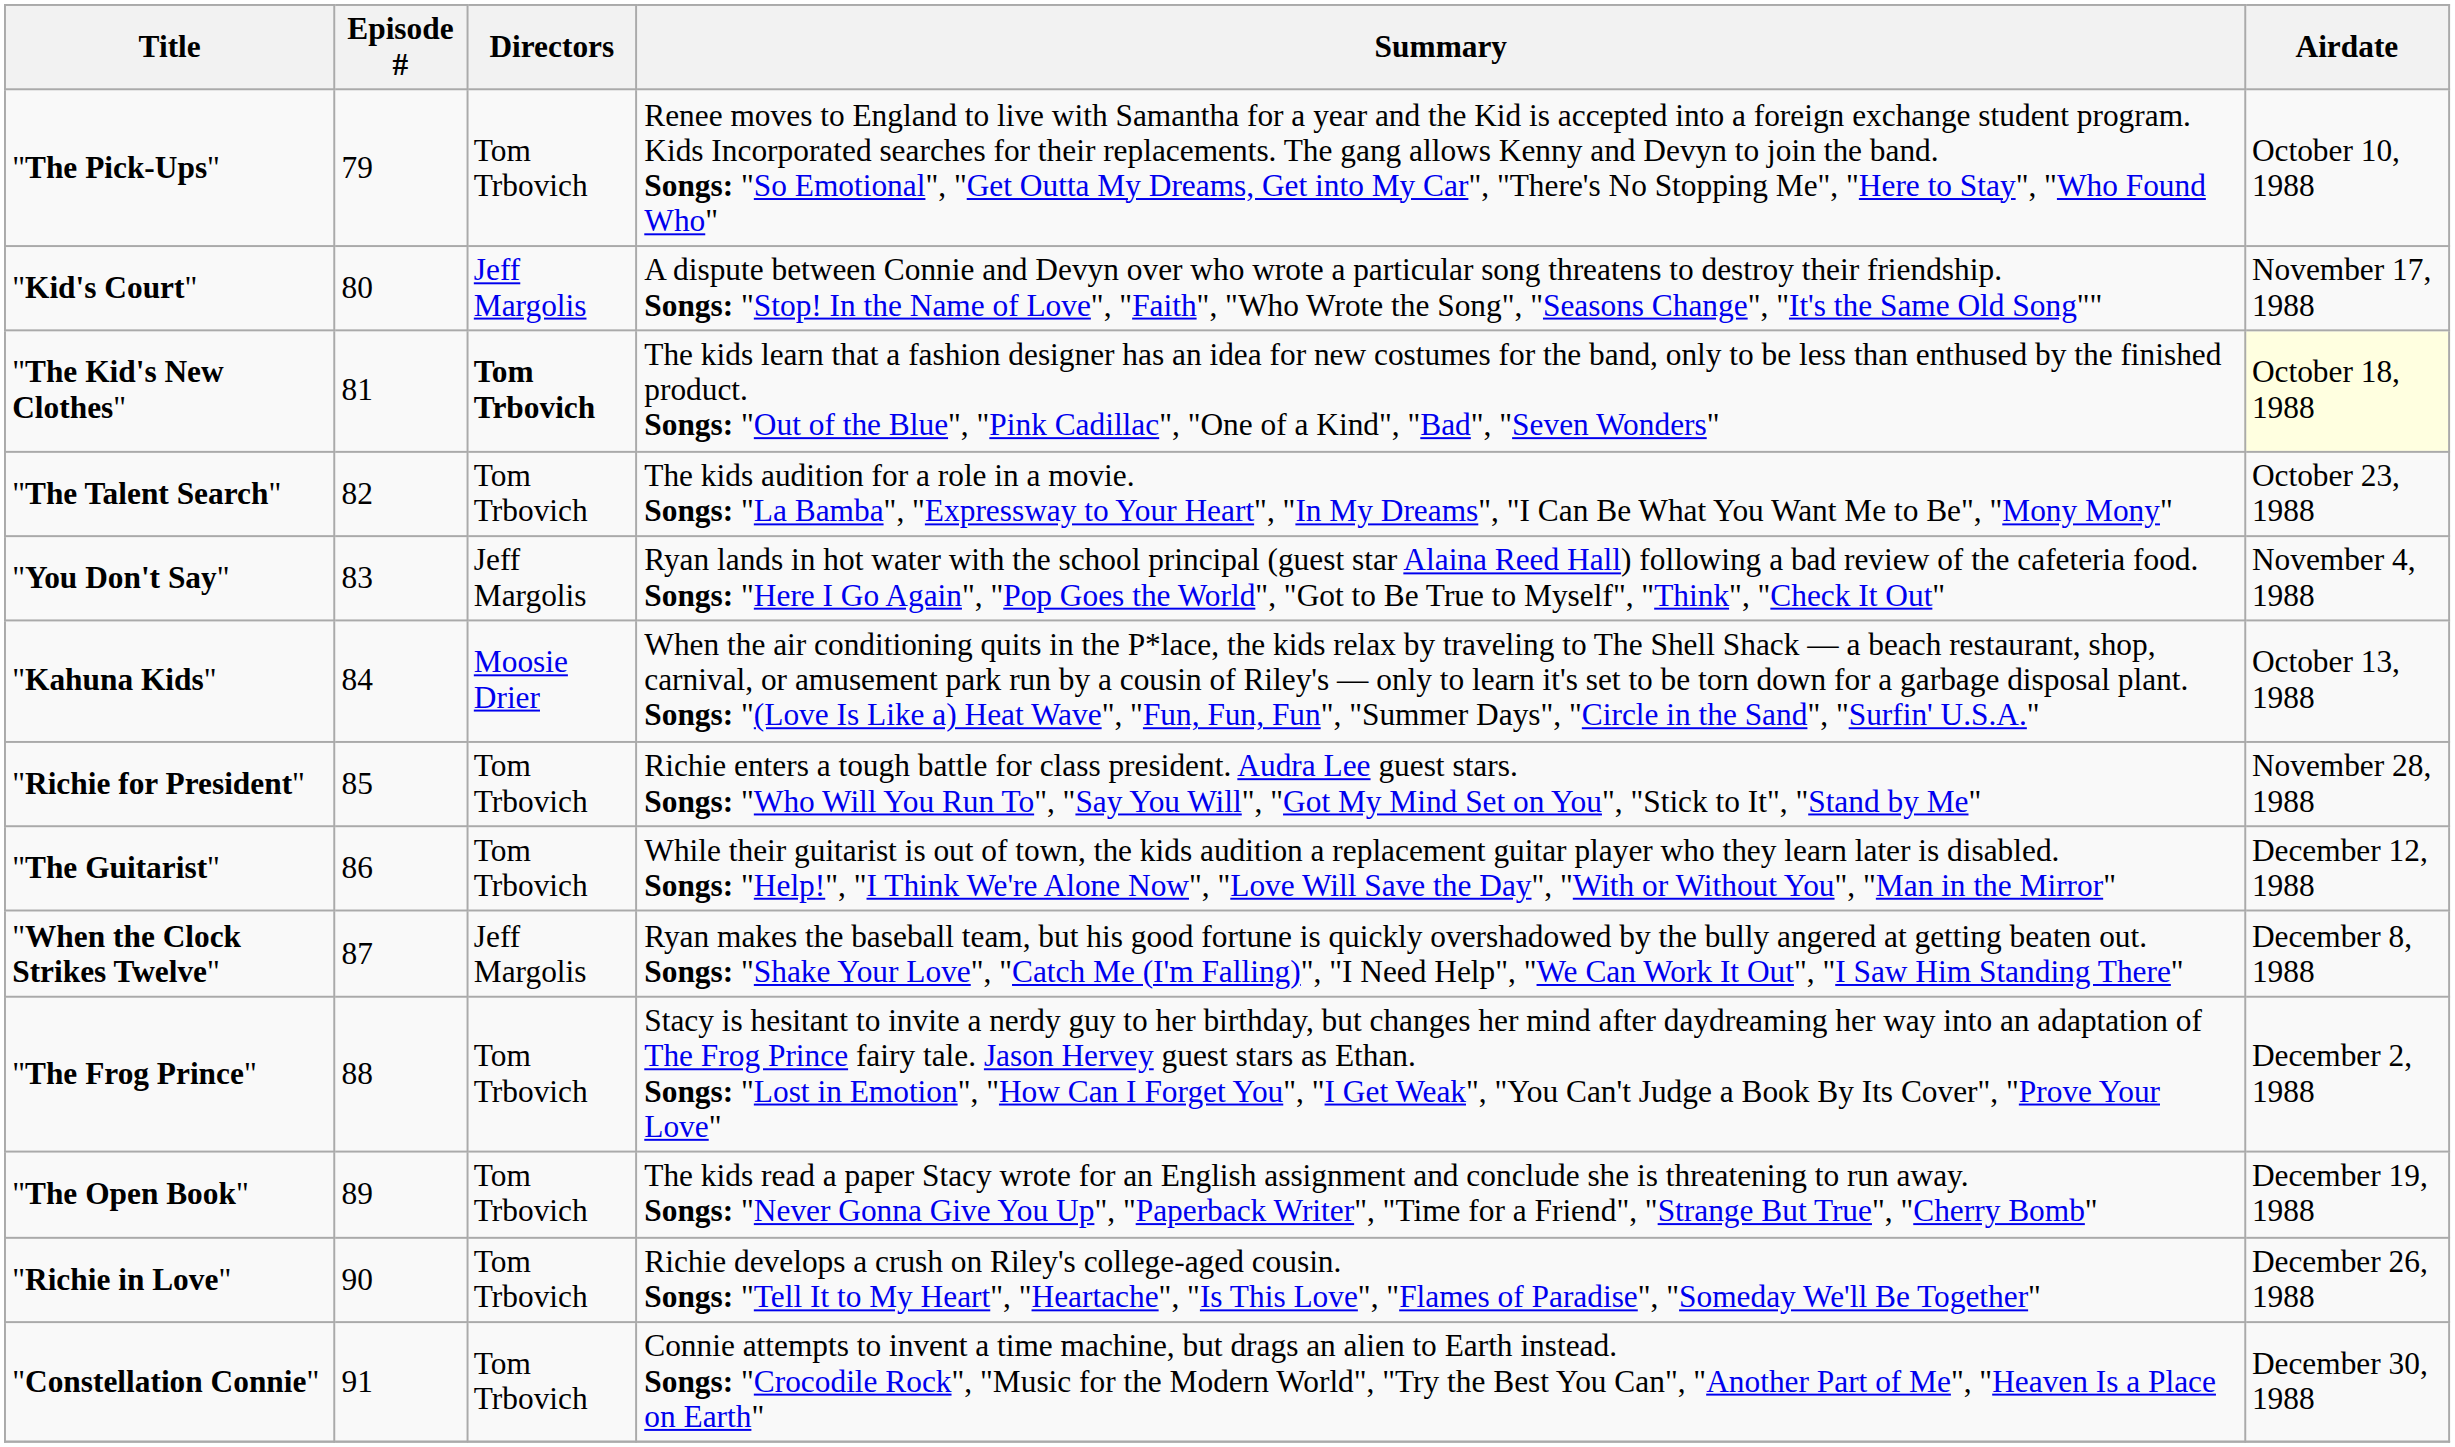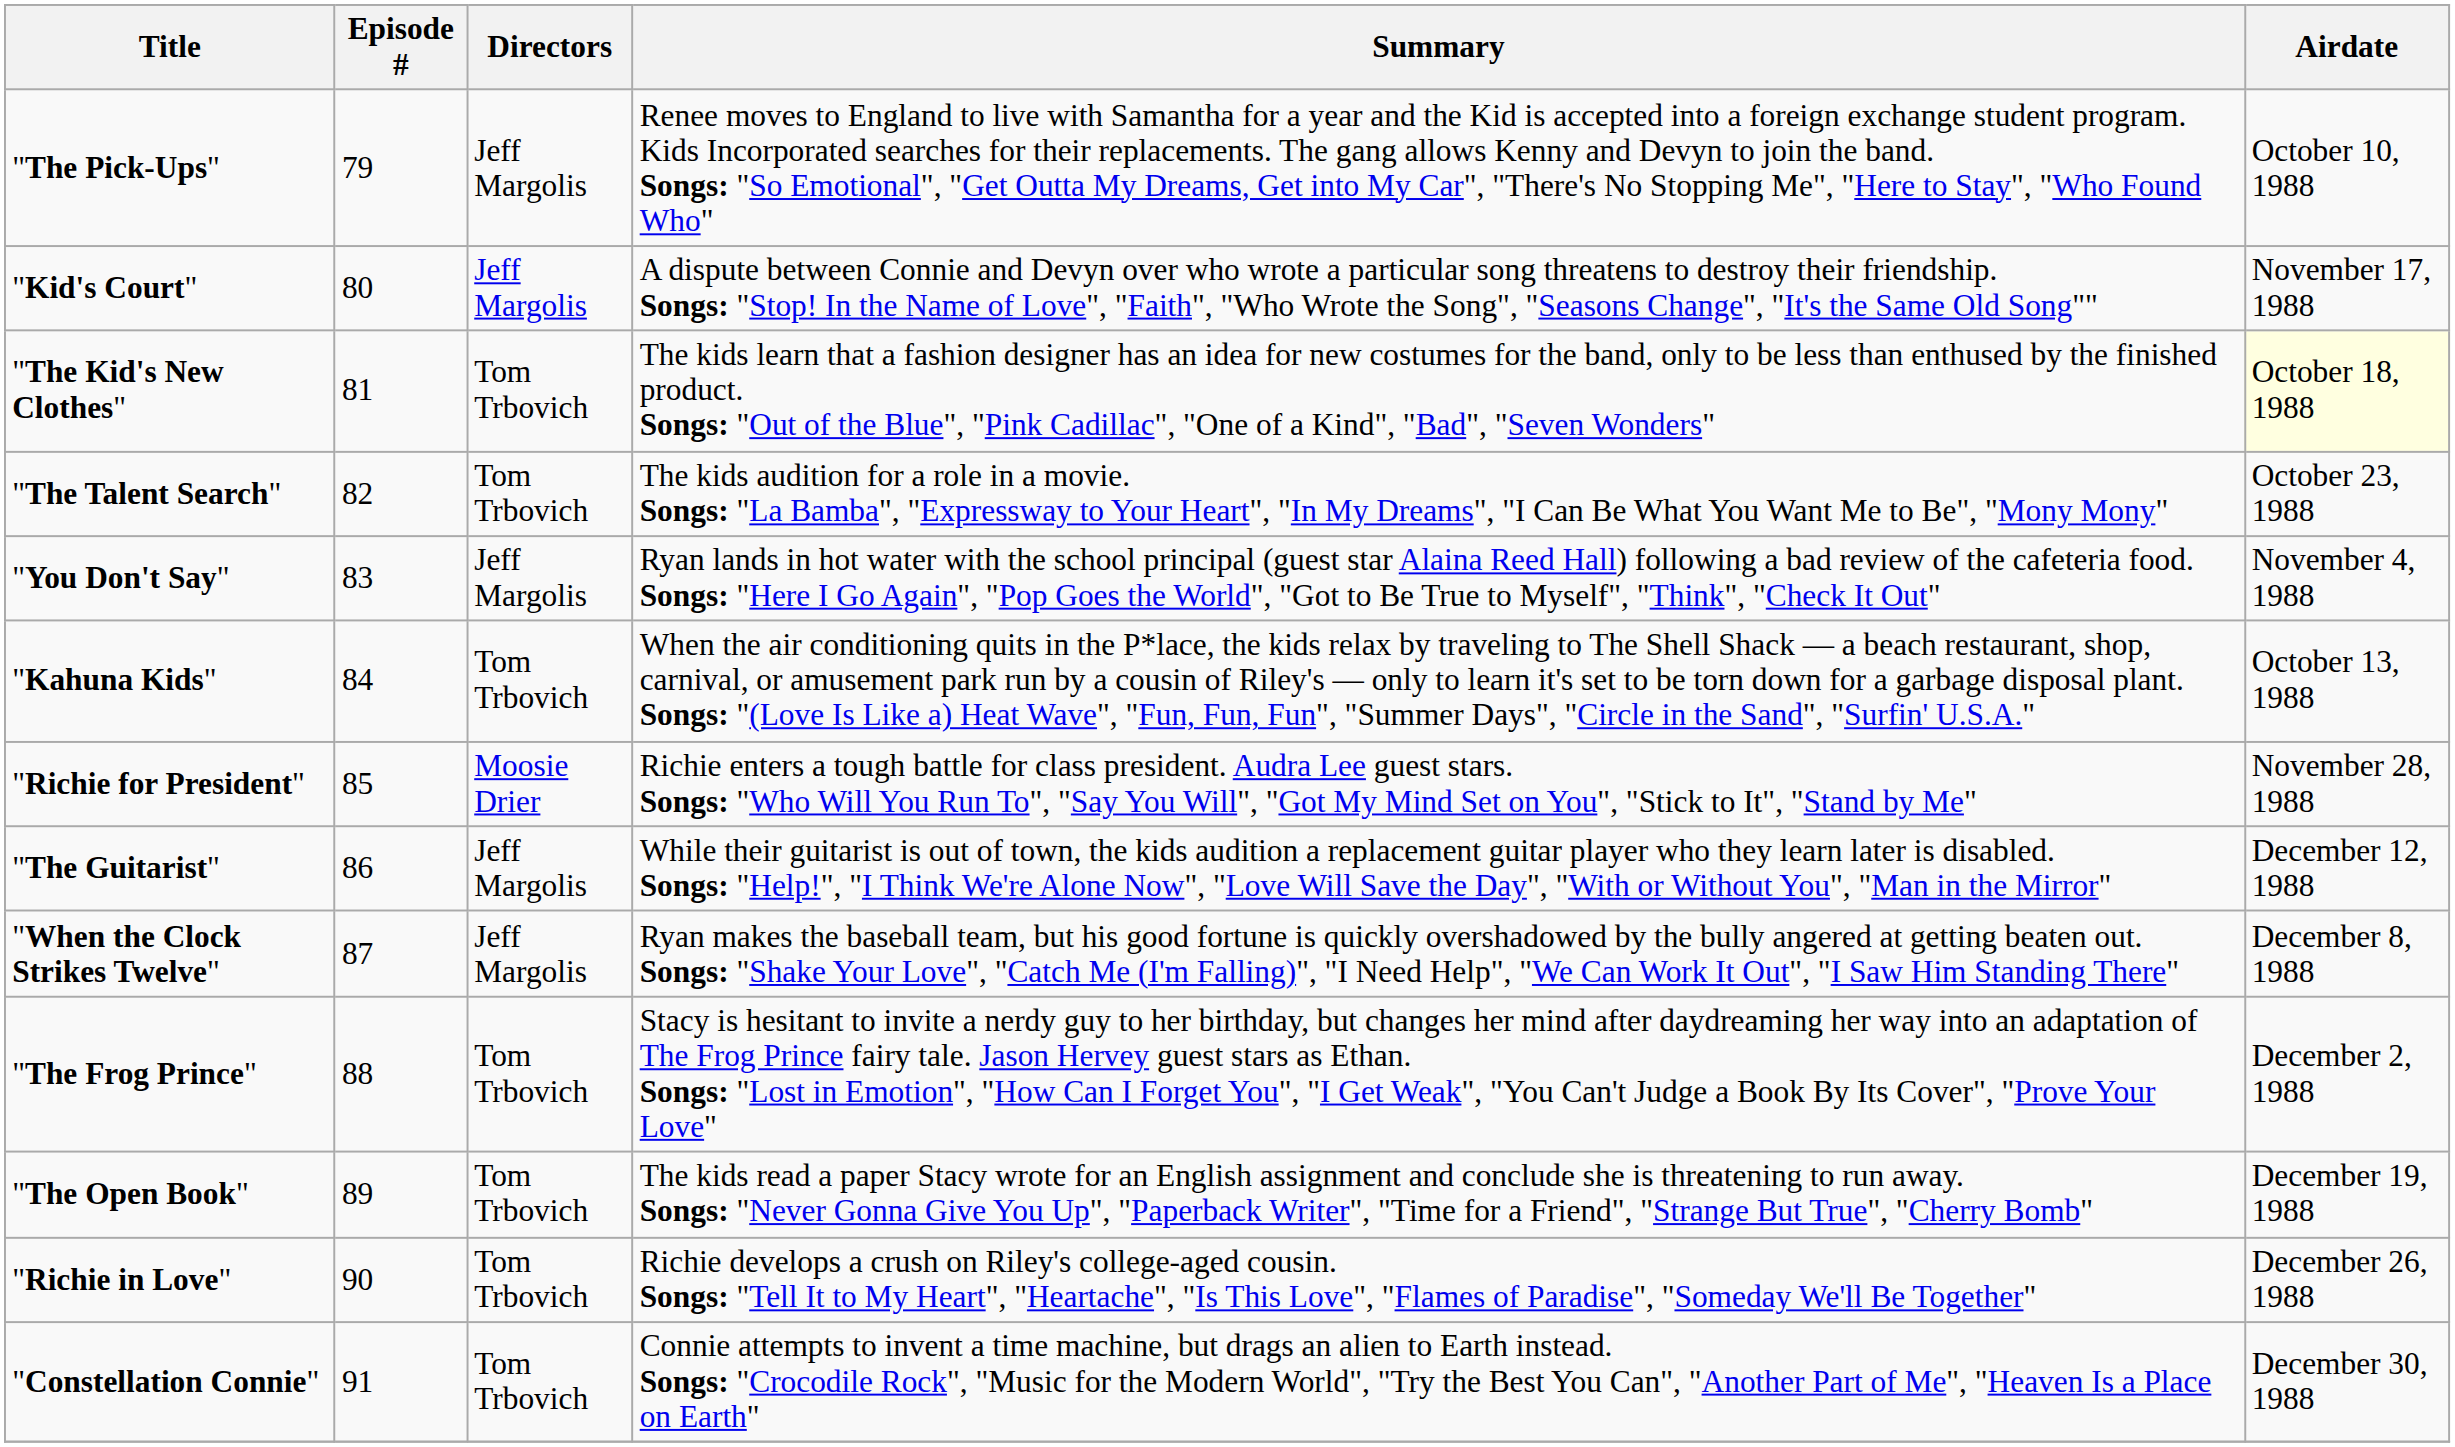(531, 167) Tom Trbovich -> (531, 167) Jeff Margolis
(535, 390) bold -> (531, 390) normal
(521, 680) Moosie Drier -> (531, 680) Tom Trbovich
(531, 783) Tom Trbovich -> (521, 783) Moosie Drier
(531, 868) Tom Trbovich -> (531, 868) Jeff Margolis
